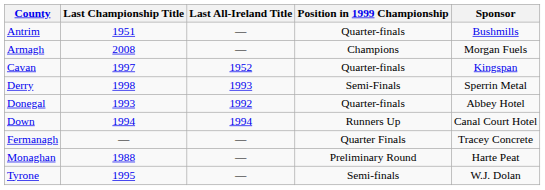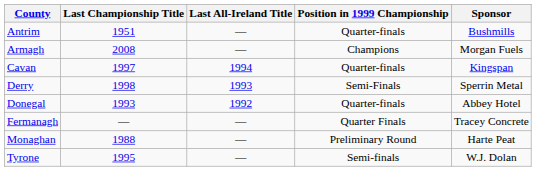(241, 67) 1952 -> (241, 67) 1994
- row: (21, 121)
